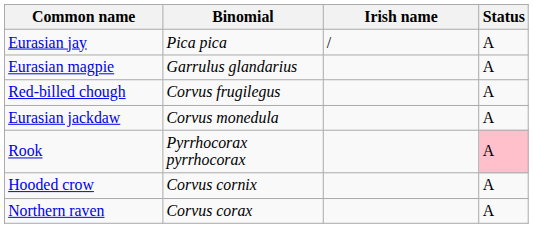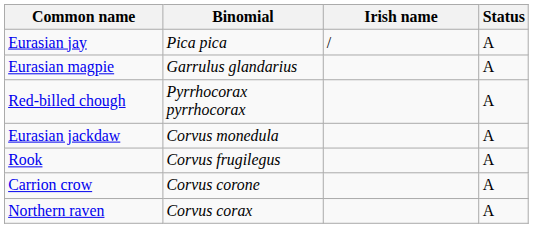(224, 92) Corvus frugilegus -> (207, 101) Pyrrhocorax pyrrhocorax
(207, 151) Pyrrhocorax pyrrhocorax -> (224, 160) Corvus frugilegus
(488, 151) pink background -> (488, 160) no background
+ row: (50, 185)
- row: (51, 185)
